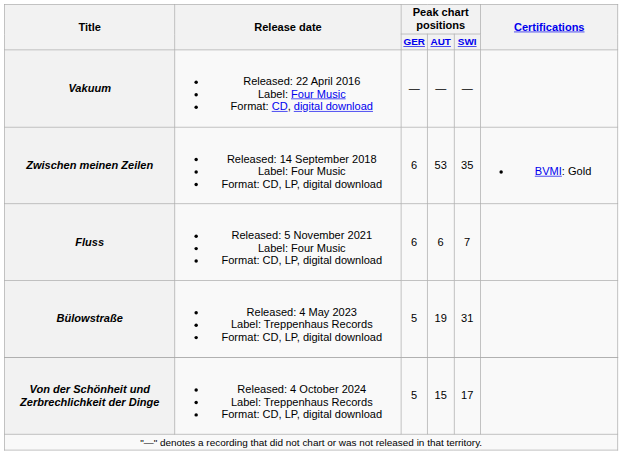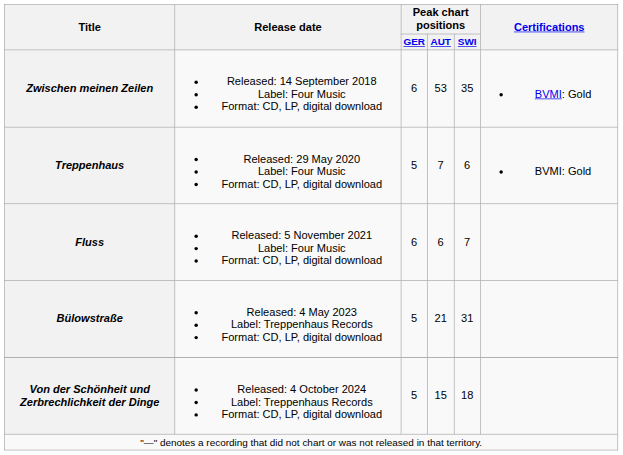- row: (90, 88)
+ row: (90, 165)
(441, 319) 19 -> (441, 319) 21
(467, 395) 17 -> (467, 395) 18
